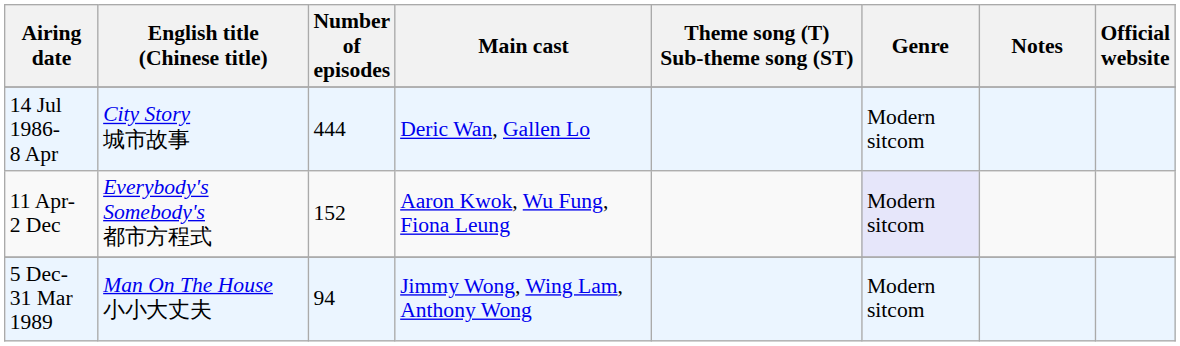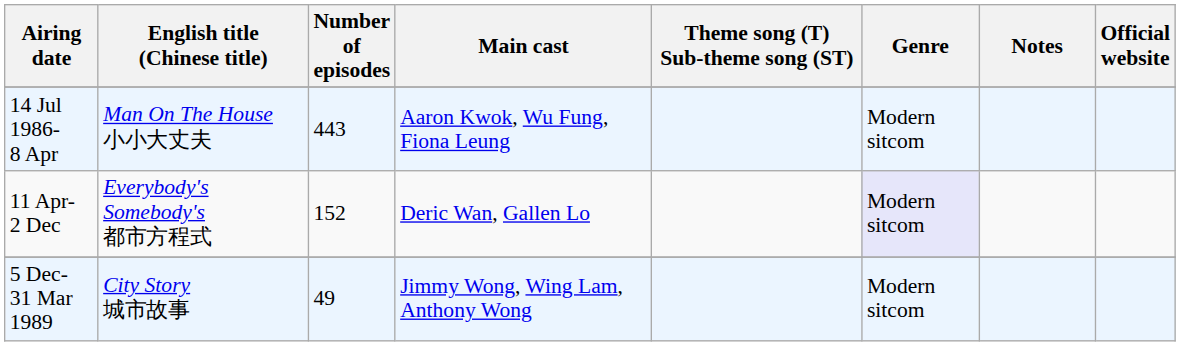(147, 127) City Story 城市故事 -> (188, 127) Man On The House 小小大丈夫
(330, 128) 444 -> (330, 128) 443
(495, 128) Deric Wan, Gallen Lo -> (504, 128) Aaron Kwok, Wu Fung, Fiona Leung
(504, 213) Aaron Kwok, Wu Fung, Fiona Leung -> (495, 213) Deric Wan, Gallen Lo
(188, 297) Man On The House 小小大丈夫 -> (147, 297) City Story 城市故事
(324, 298) 94 -> (324, 298) 49
